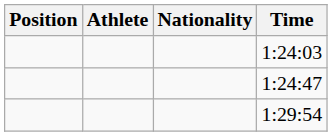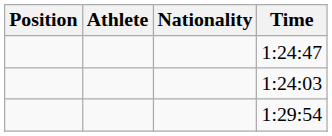rows swapped: (292, 51) <-> (292, 83)
